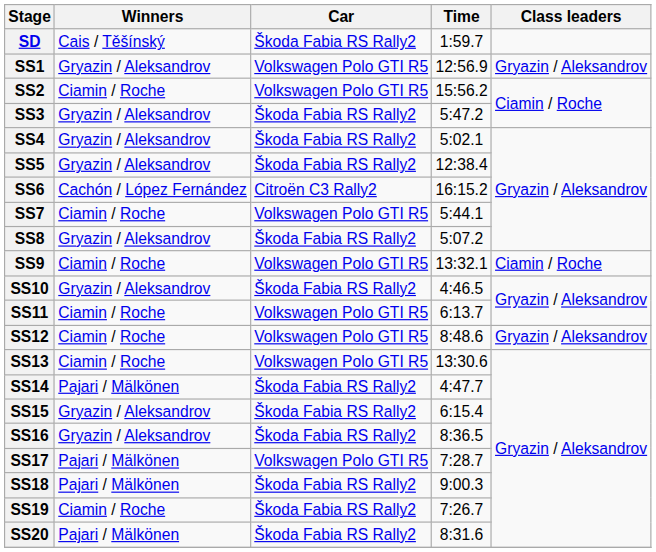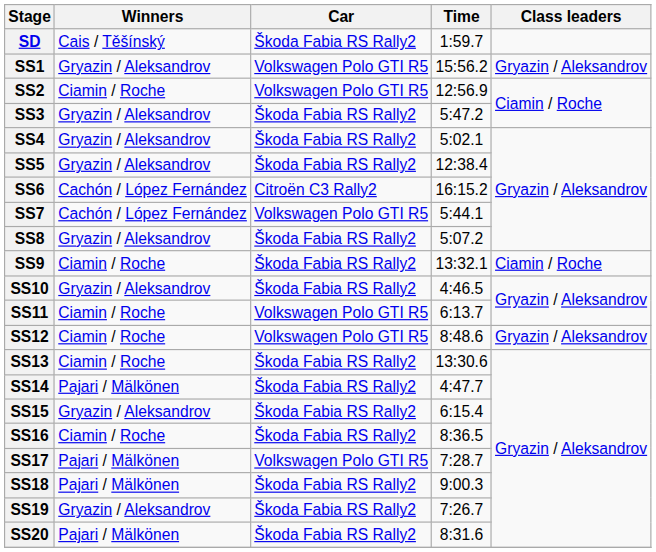(462, 66) 12:56.9 -> (462, 66) 15:56.2
(462, 90) 15:56.2 -> (462, 90) 12:56.9
(112, 214) Ciamin / Roche -> (153, 214) Cachón / López Fernández
(341, 263) Volkswagen Polo GTI R5 -> (335, 263) Škoda Fabia RS Rally2
(341, 362) Volkswagen Polo GTI R5 -> (335, 362) Škoda Fabia RS Rally2
(134, 436) Gryazin / Aleksandrov -> (112, 436) Ciamin / Roche
(112, 510) Ciamin / Roche -> (134, 510) Gryazin / Aleksandrov
